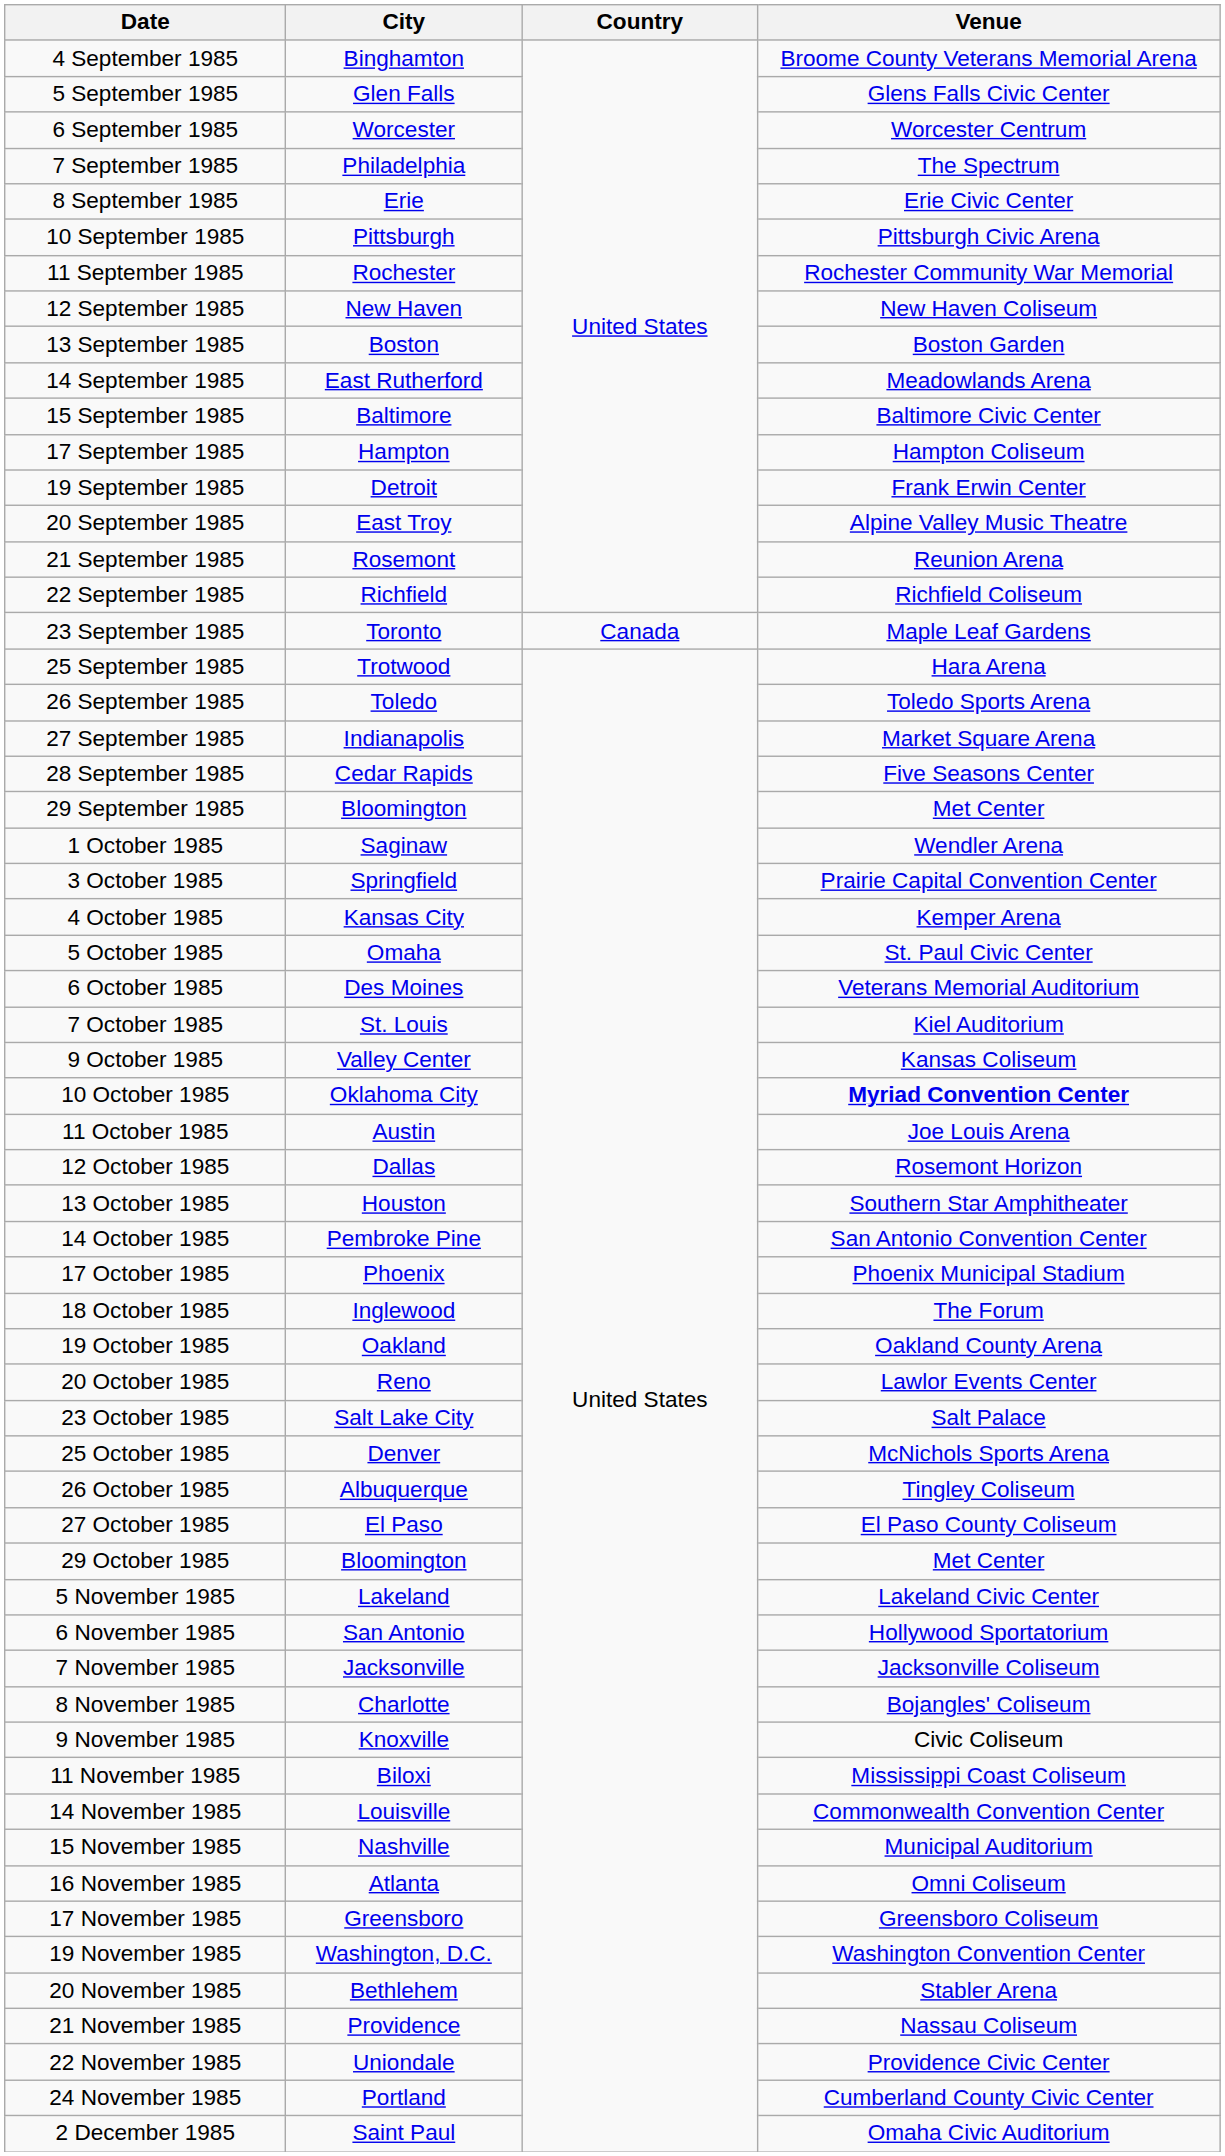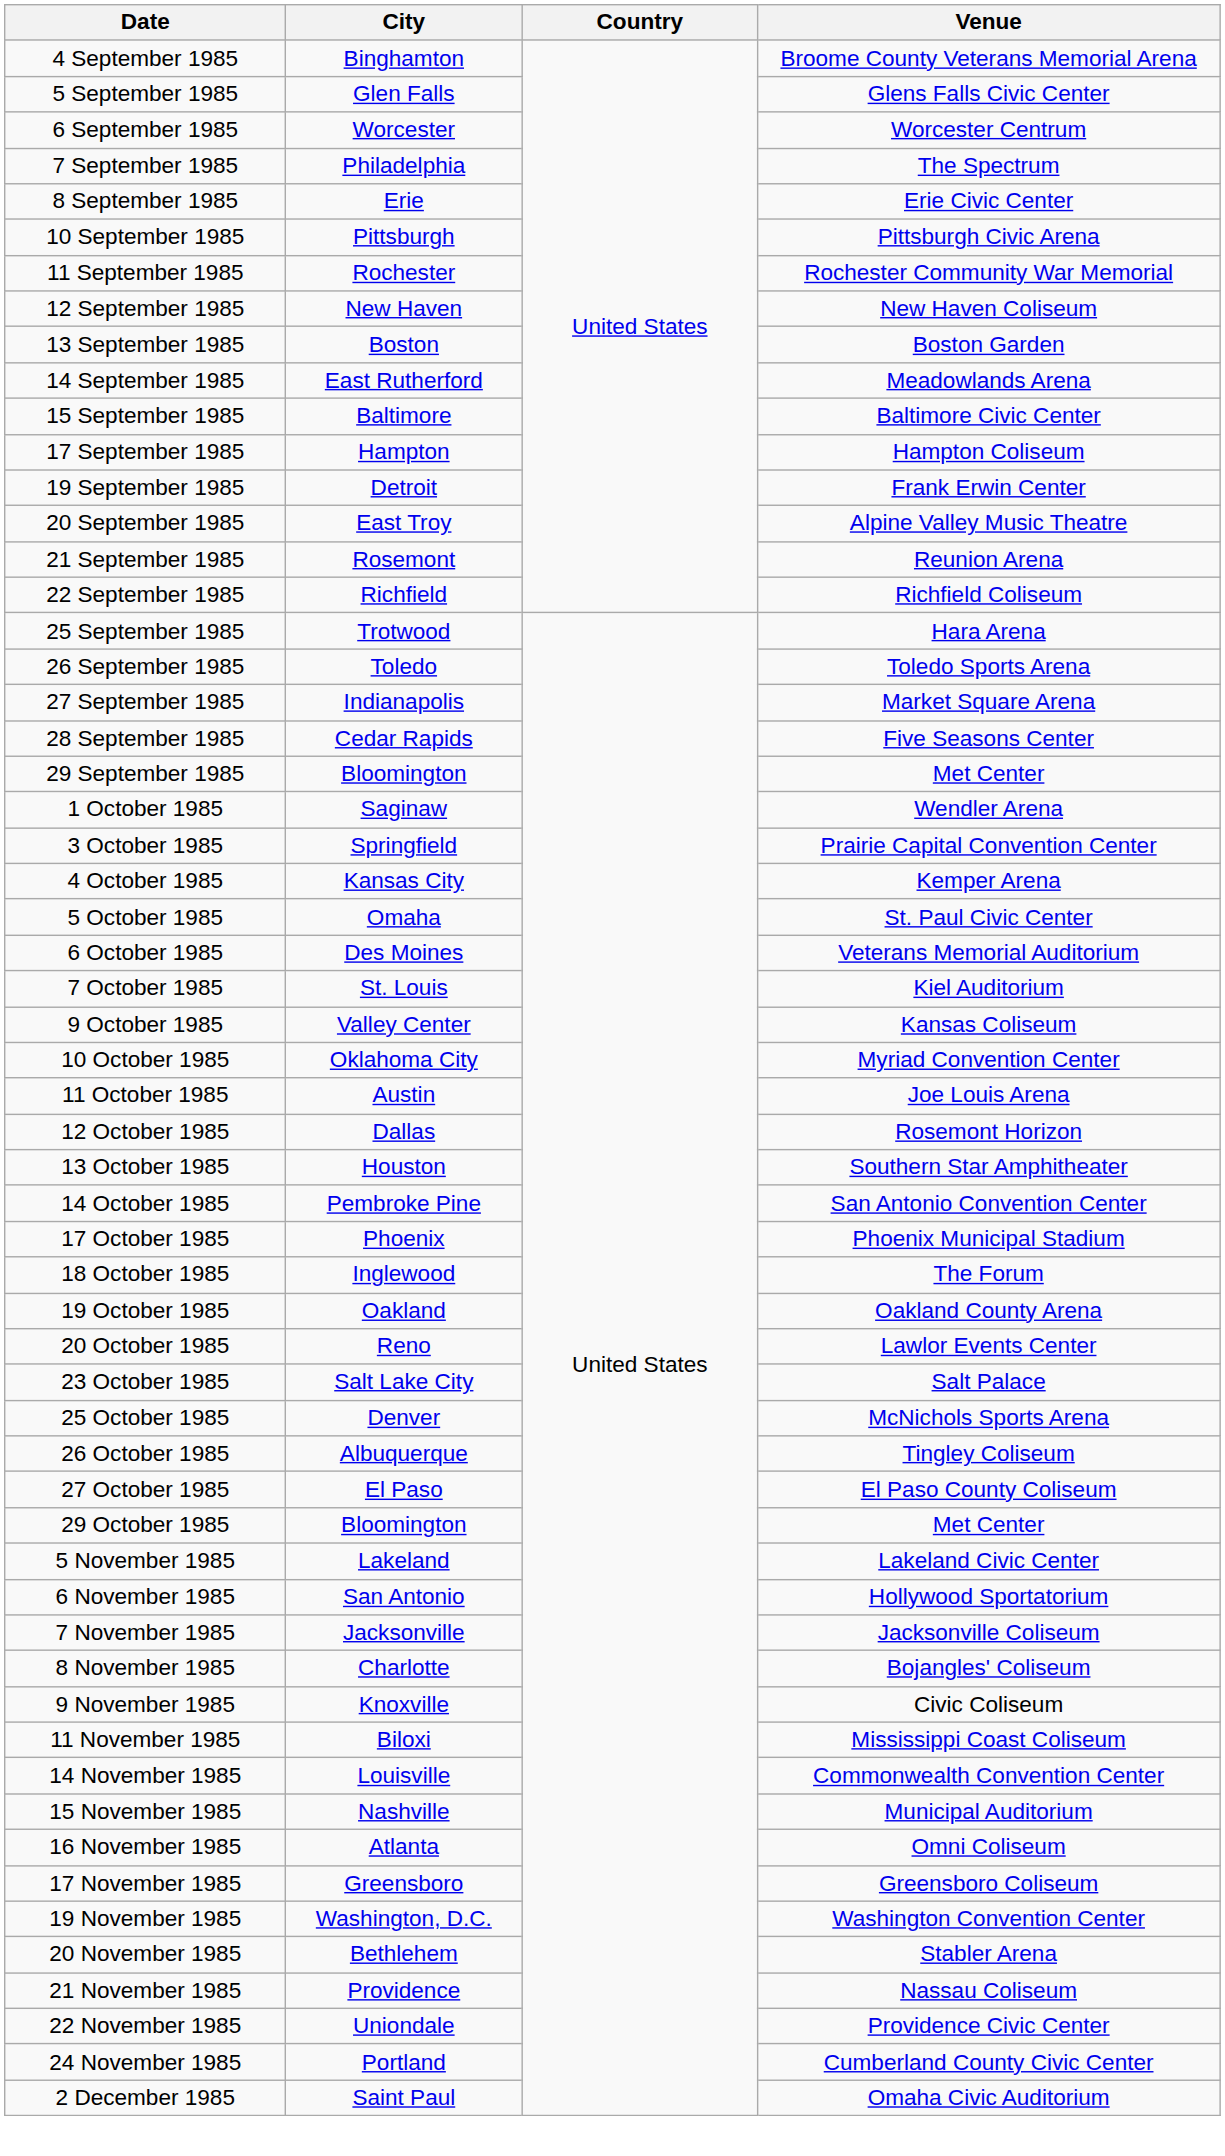- row: (145, 630)
(989, 1095) bold -> (989, 1059) normal
